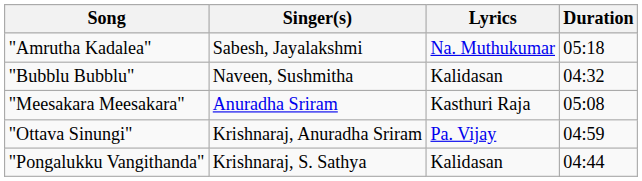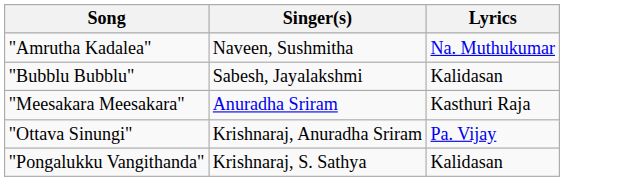- column: (599, 18)
(288, 47) Sabesh, Jayalakshmi -> (283, 47) Naveen, Sushmitha
(283, 76) Naveen, Sushmitha -> (288, 76) Sabesh, Jayalakshmi
